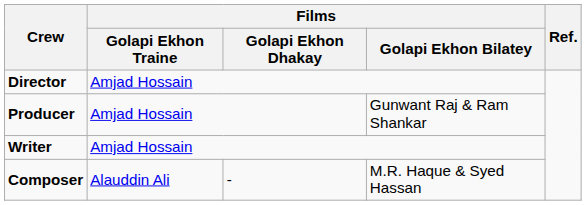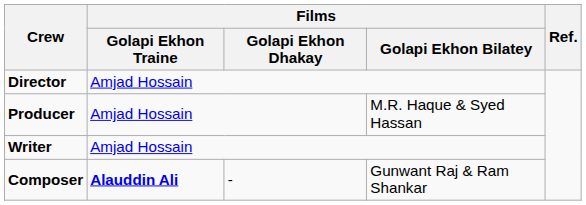(439, 114) Gunwant Raj & Ram Shankar -> (438, 114) M.R. Haque & Syed Hassan
(130, 179) normal -> (134, 179) bold
(437, 179) M.R. Haque & Syed Hassan -> (440, 179) Gunwant Raj & Ram Shankar
